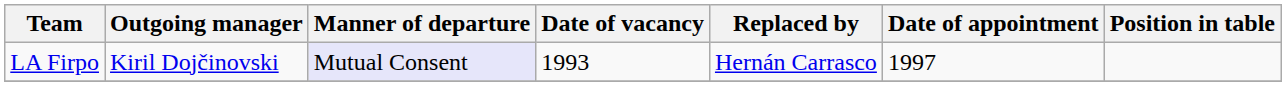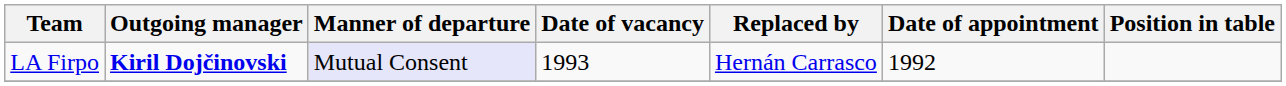(194, 61) normal -> (198, 61) bold
(912, 61) 1997 -> (912, 61) 1992
